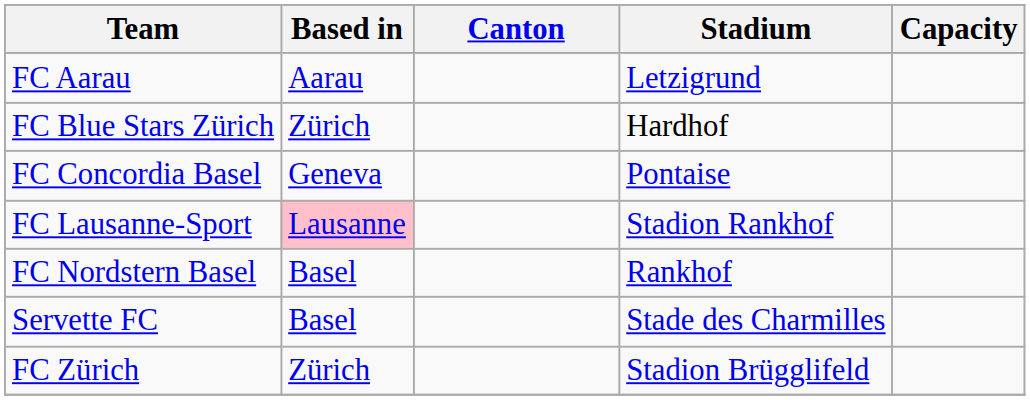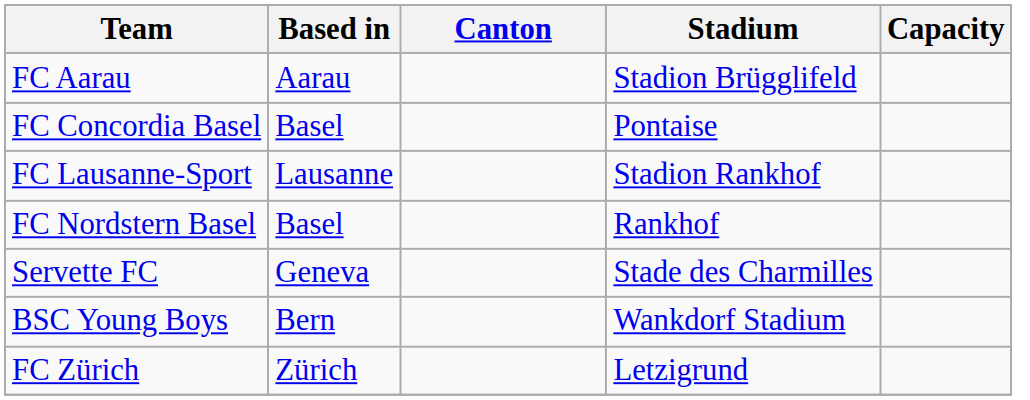(694, 77) Letzigrund -> (735, 77) Stadion Brügglifeld
- row: (143, 126)
(335, 175) Geneva -> (309, 126) Basel
(347, 223) pink background -> (334, 175) no background
(322, 321) Basel -> (322, 272) Geneva
+ row: (120, 321)
(748, 369) Stadion Brügglifeld -> (681, 369) Letzigrund
